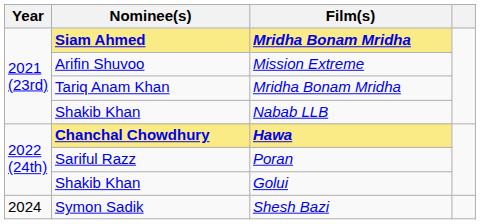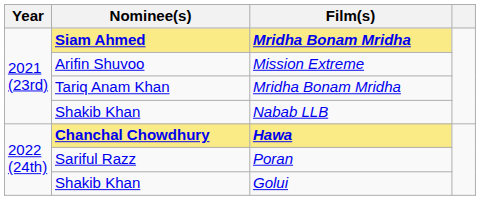- row: (99, 207)
